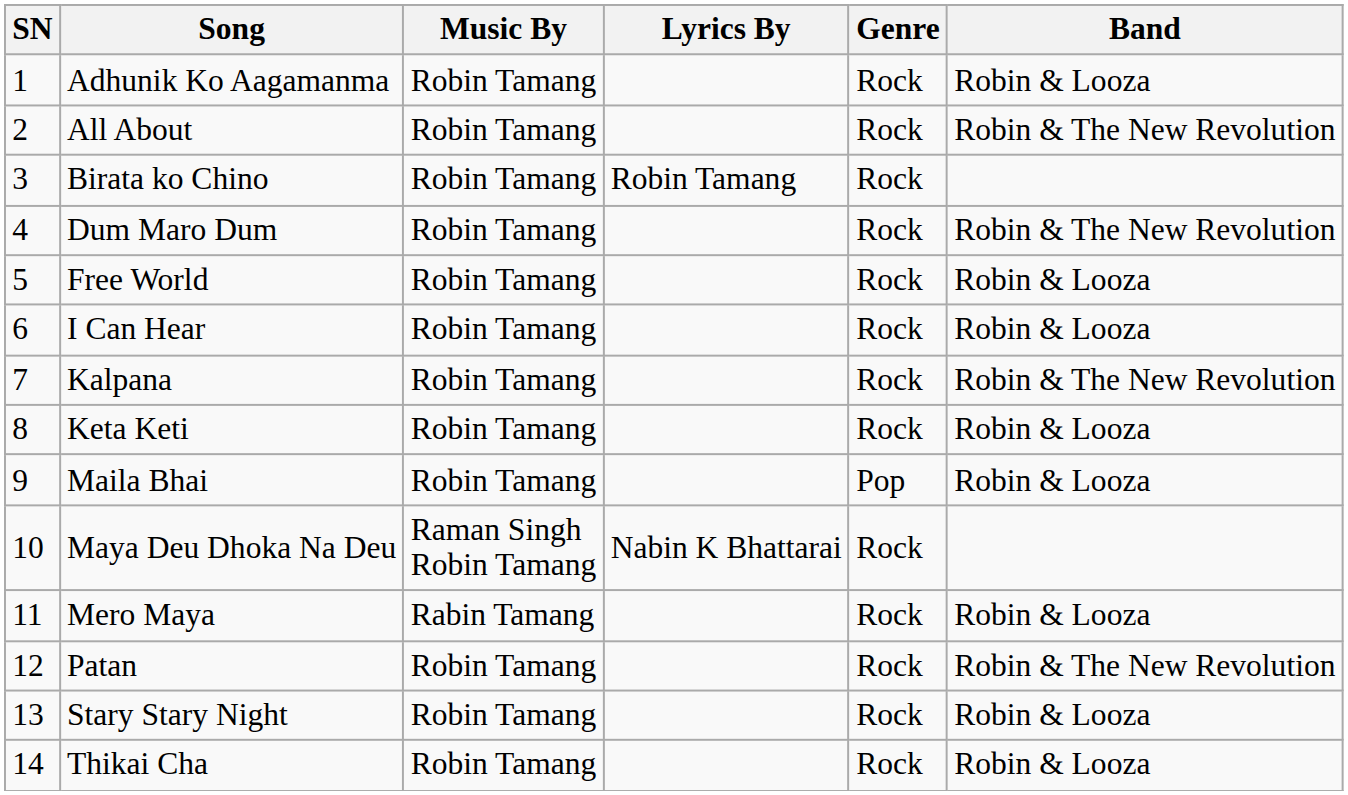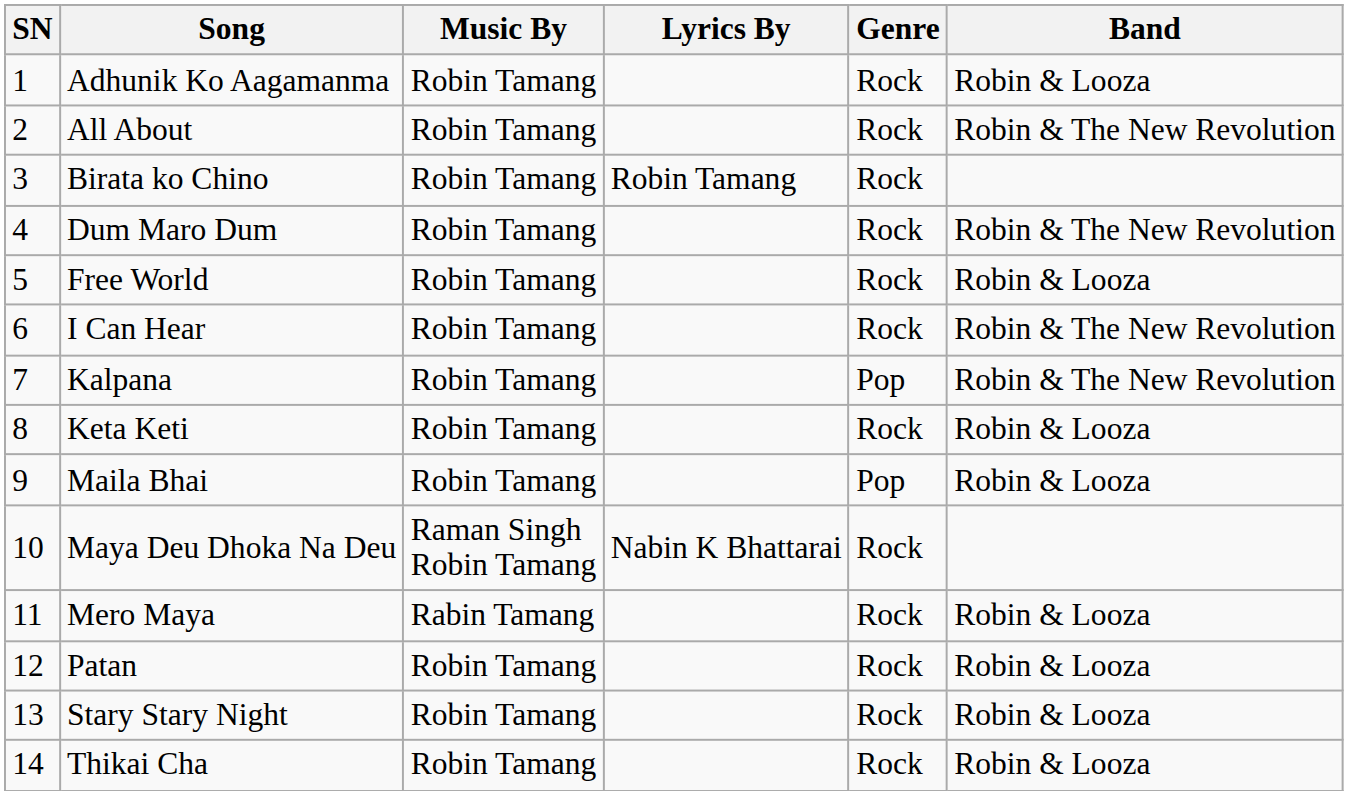(1052, 329) Robin & Looza -> (1145, 329) Robin & The New Revolution
(890, 379) Rock -> (881, 379) Pop
(1145, 664) Robin & The New Revolution -> (1052, 664) Robin & Looza
